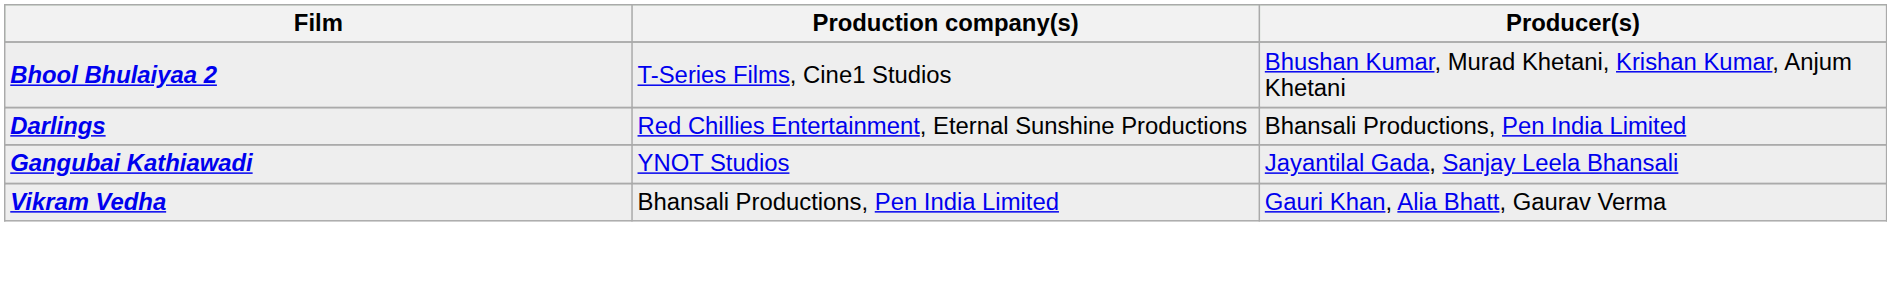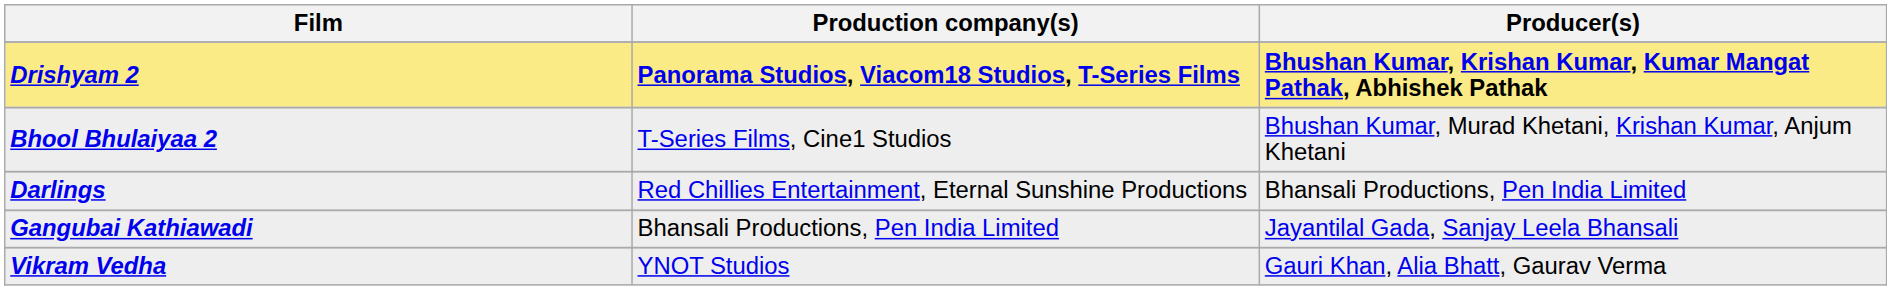+ row: (75, 74)
(713, 163) YNOT Studios -> (848, 228) Bhansali Productions, Pen India Limited
(848, 201) Bhansali Productions, Pen India Limited -> (713, 266) YNOT Studios
